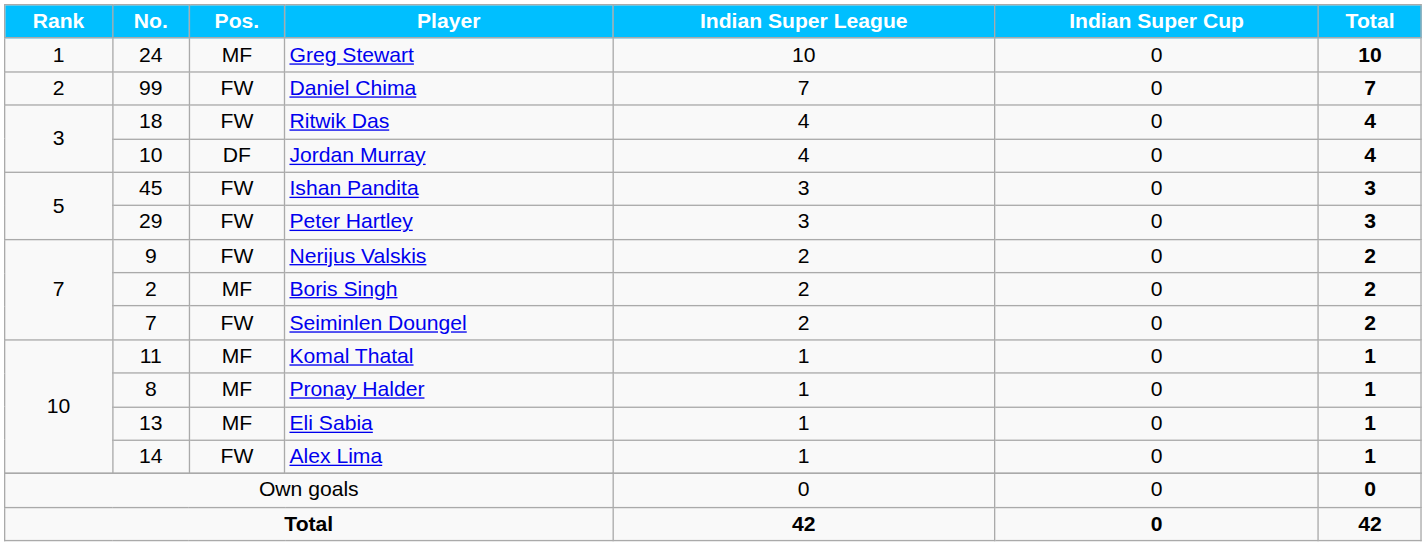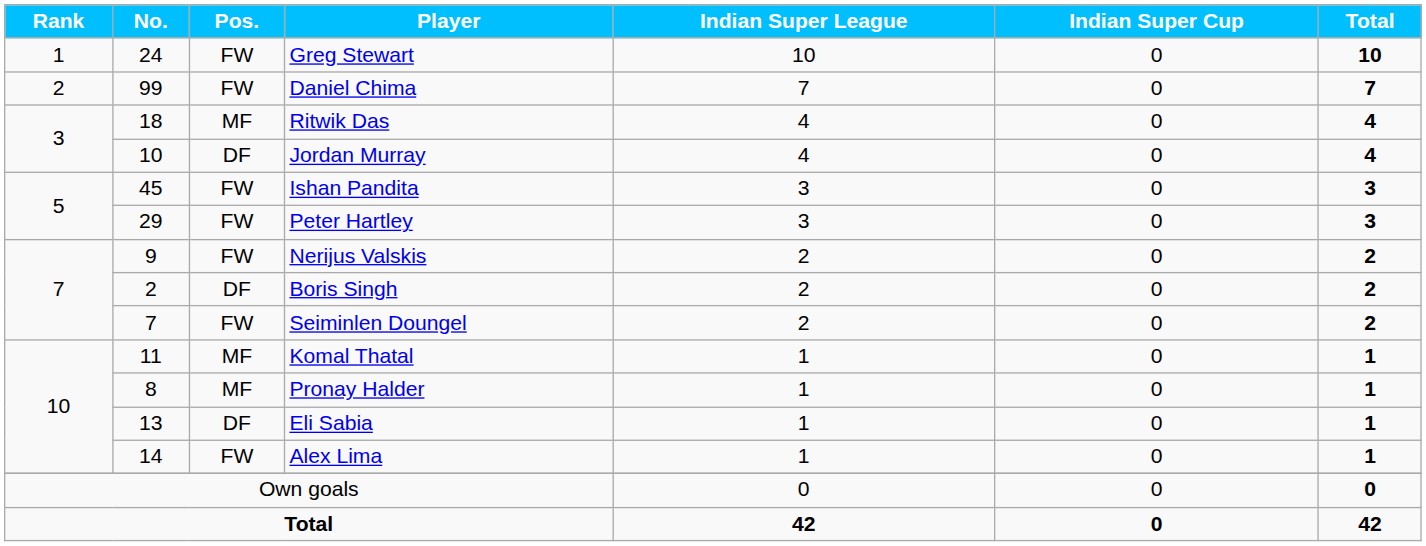(237, 54) MF -> (237, 54) FW
(237, 121) FW -> (237, 121) MF
(237, 289) MF -> (237, 289) DF
(237, 423) MF -> (237, 423) DF
